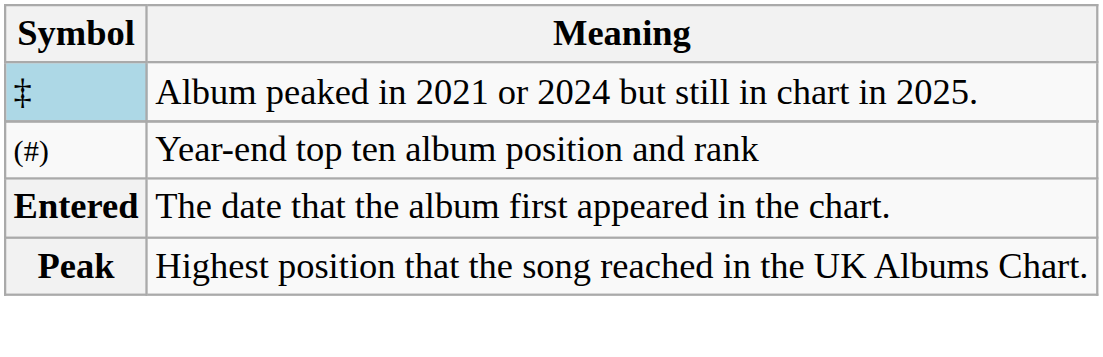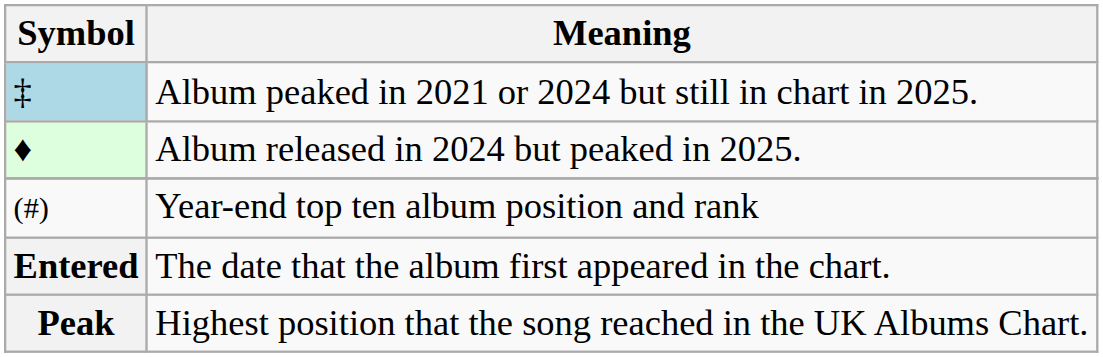+ row: (479, 149)
